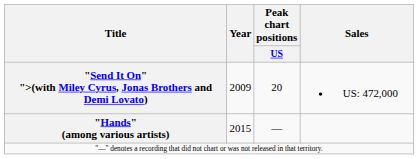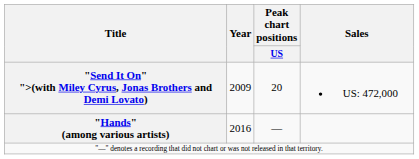(240, 128) 2015 -> (240, 128) 2016
